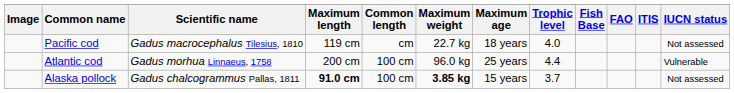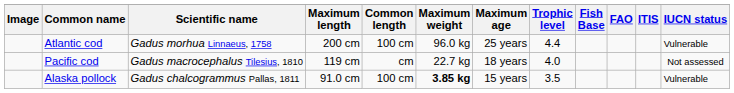rows swapped: (73, 61) <-> (72, 43)
(339, 79) bold -> (340, 79) normal
(552, 79) 3.7 -> (552, 79) 3.5
(695, 79) Not assessed -> (686, 79) Vulnerable
